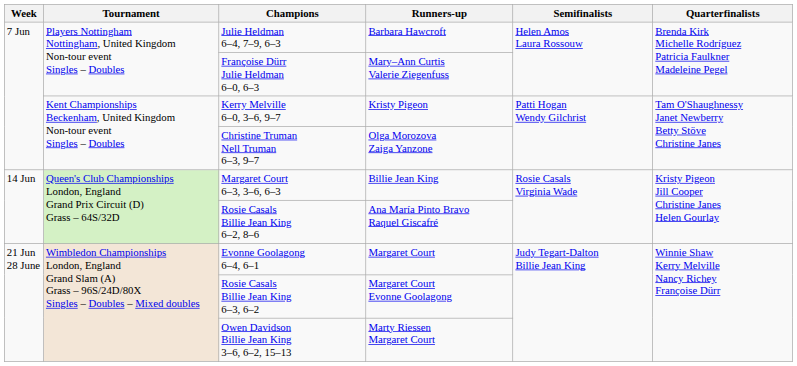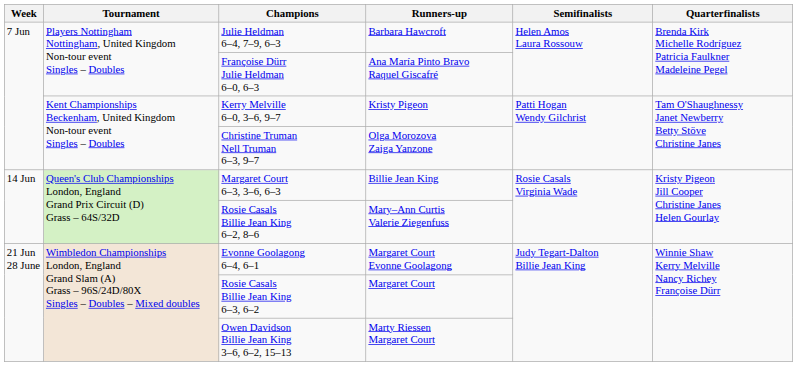(409, 68) Mary–Ann Curtis Valerie Ziegenfuss -> (419, 68) Ana María Pinto Bravo Raquel Giscafré
(419, 216) Ana María Pinto Bravo Raquel Giscafré -> (409, 216) Mary–Ann Curtis Valerie Ziegenfuss
(402, 253) Margaret Court -> (410, 259) Margaret Court Evonne Goolagong
(410, 290) Margaret Court Evonne Goolagong -> (402, 283) Margaret Court
